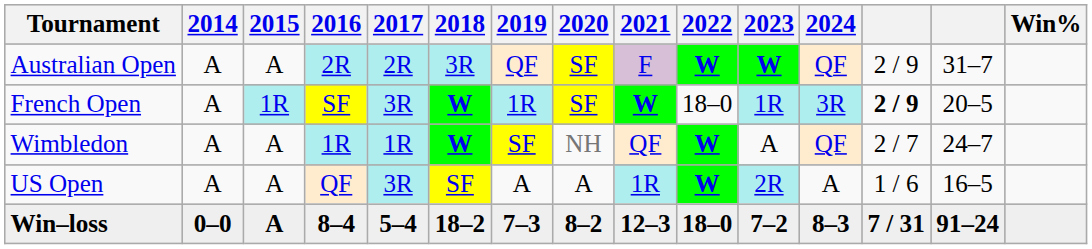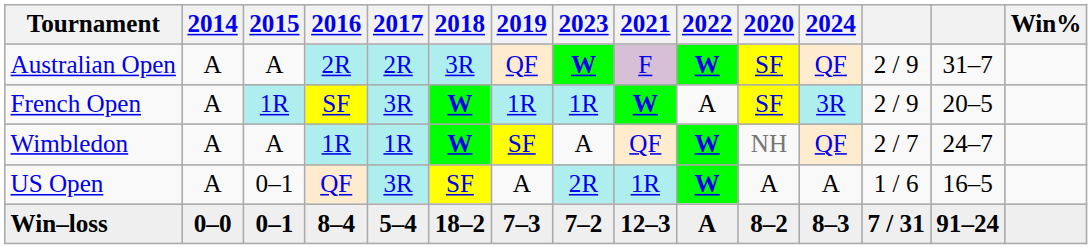columns swapped: (584, 24) <-> (769, 24)
(707, 104) 18–0 -> (707, 104) A
(896, 104) bold -> (896, 104) normal
(274, 183) A -> (274, 183) 0–1
(274, 223) A -> (274, 223) 0–1
(707, 223) 18–0 -> (707, 223) A
